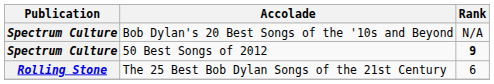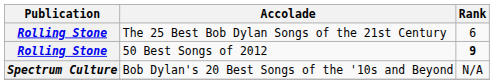rows swapped: (285, 70) <-> (288, 32)
(62, 51) Spectrum Culture -> (62, 51) Rolling Stone
